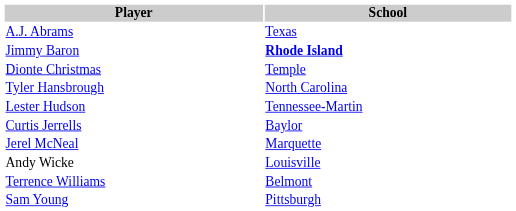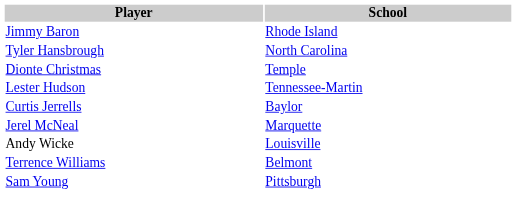- row: (39, 31)
(304, 50) bold -> (301, 31) normal
rows swapped: (53, 69) <-> (55, 88)
